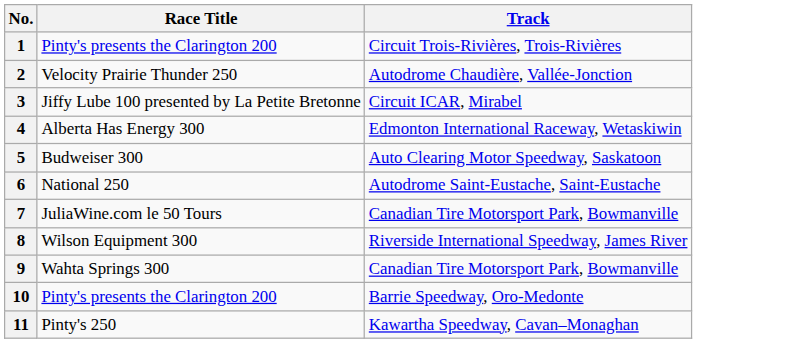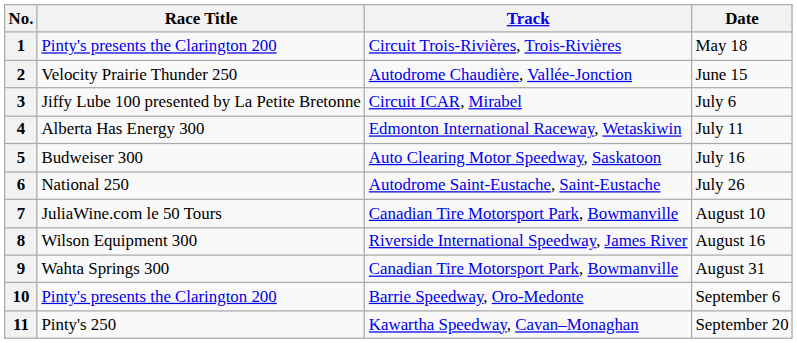+ column: (742, 18)
